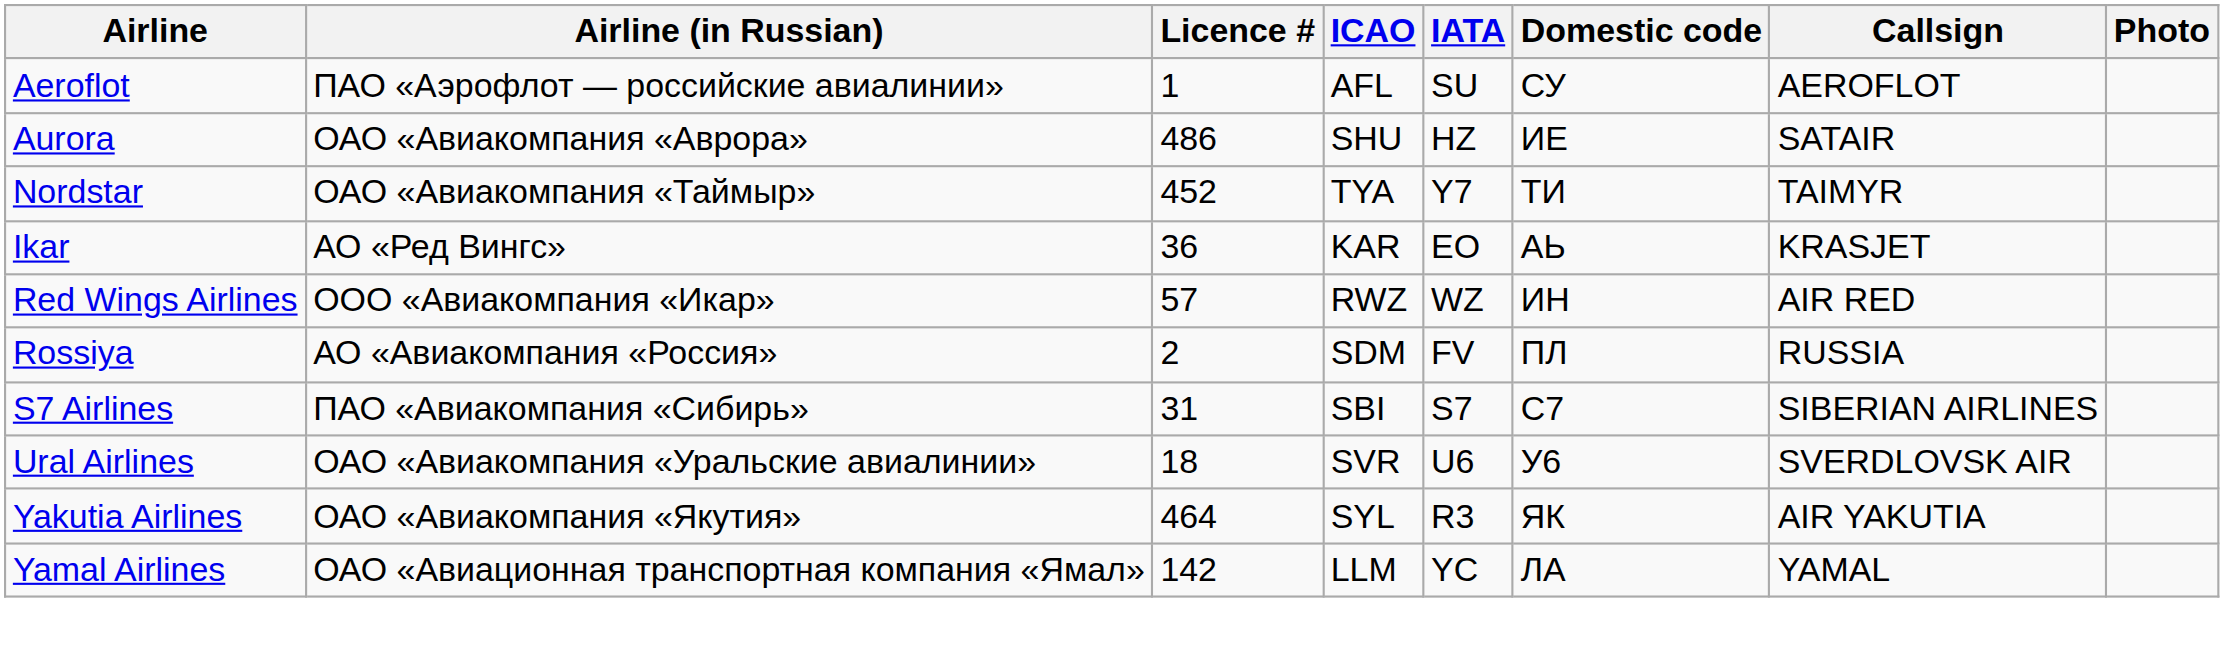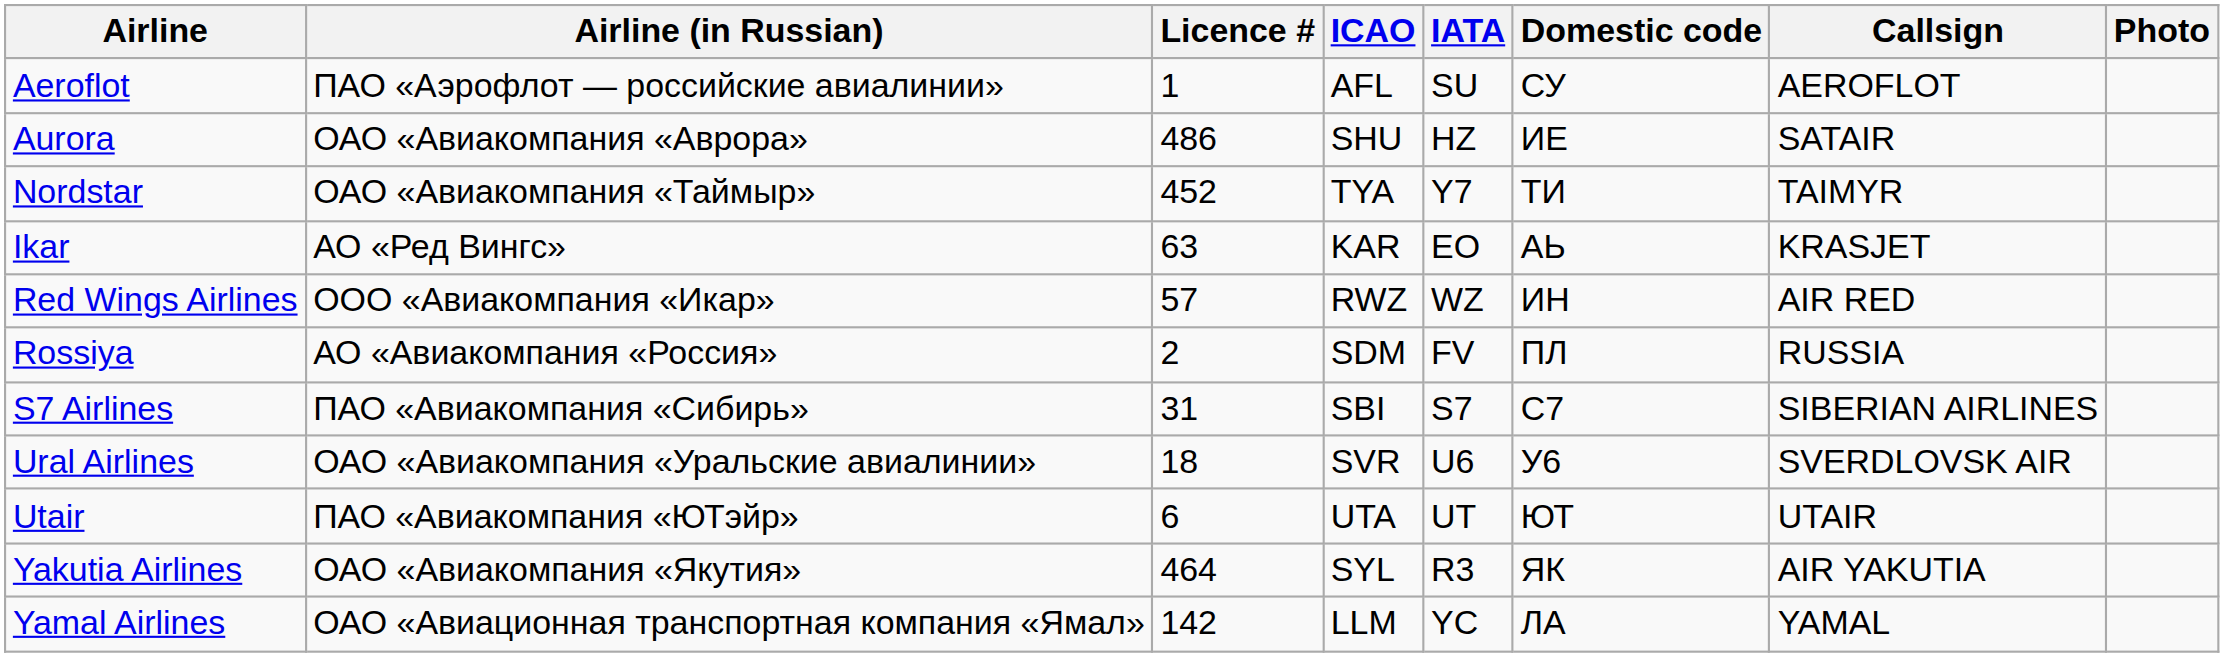(1179, 246) 36 -> (1179, 246) 63
+ row: (49, 515)
